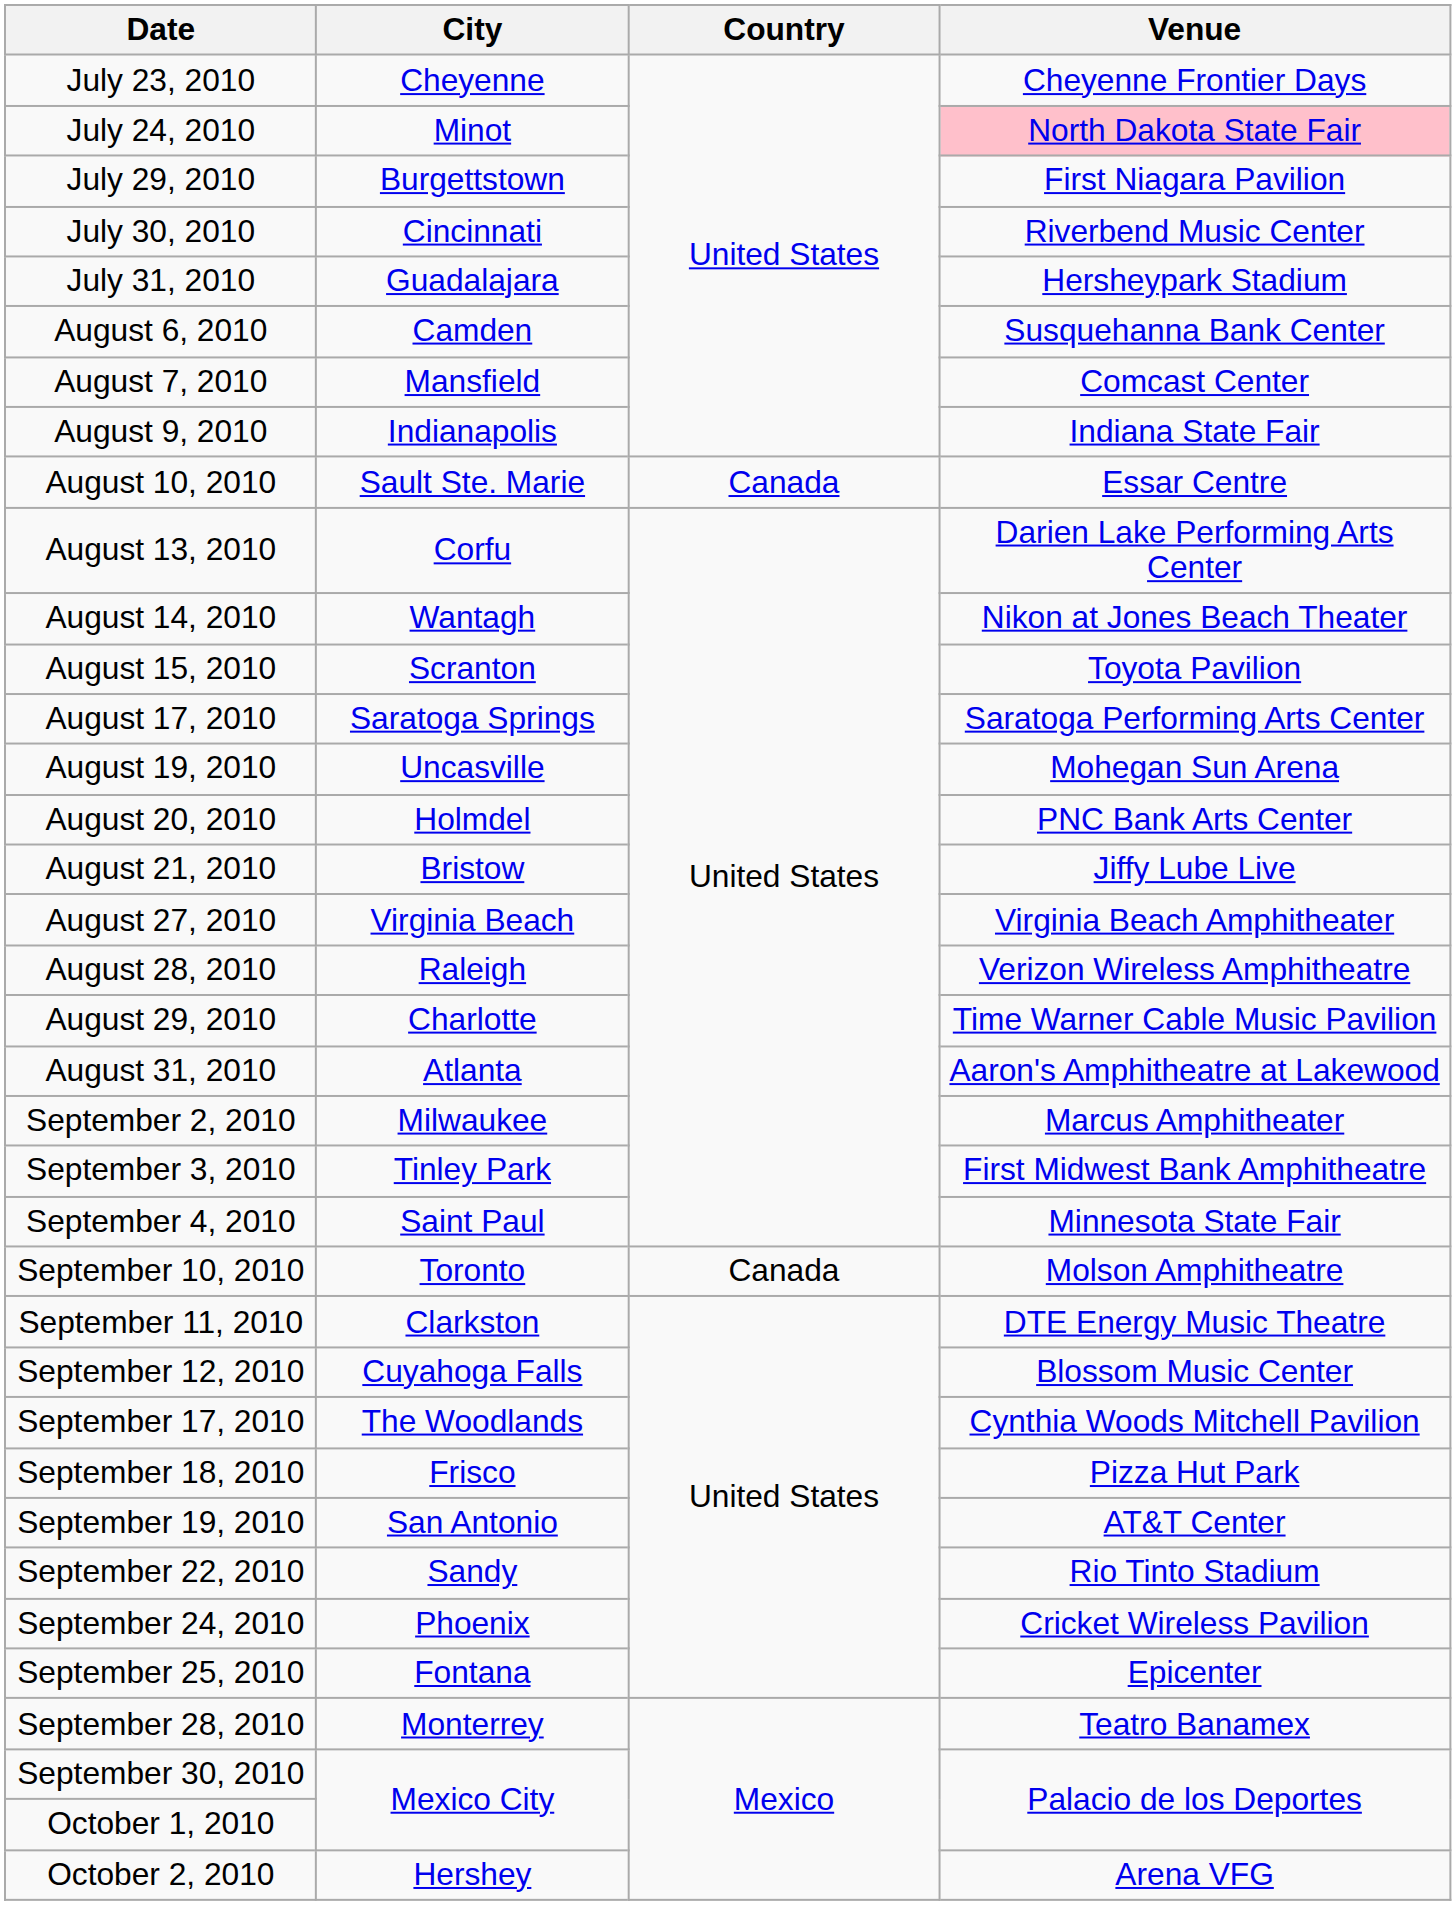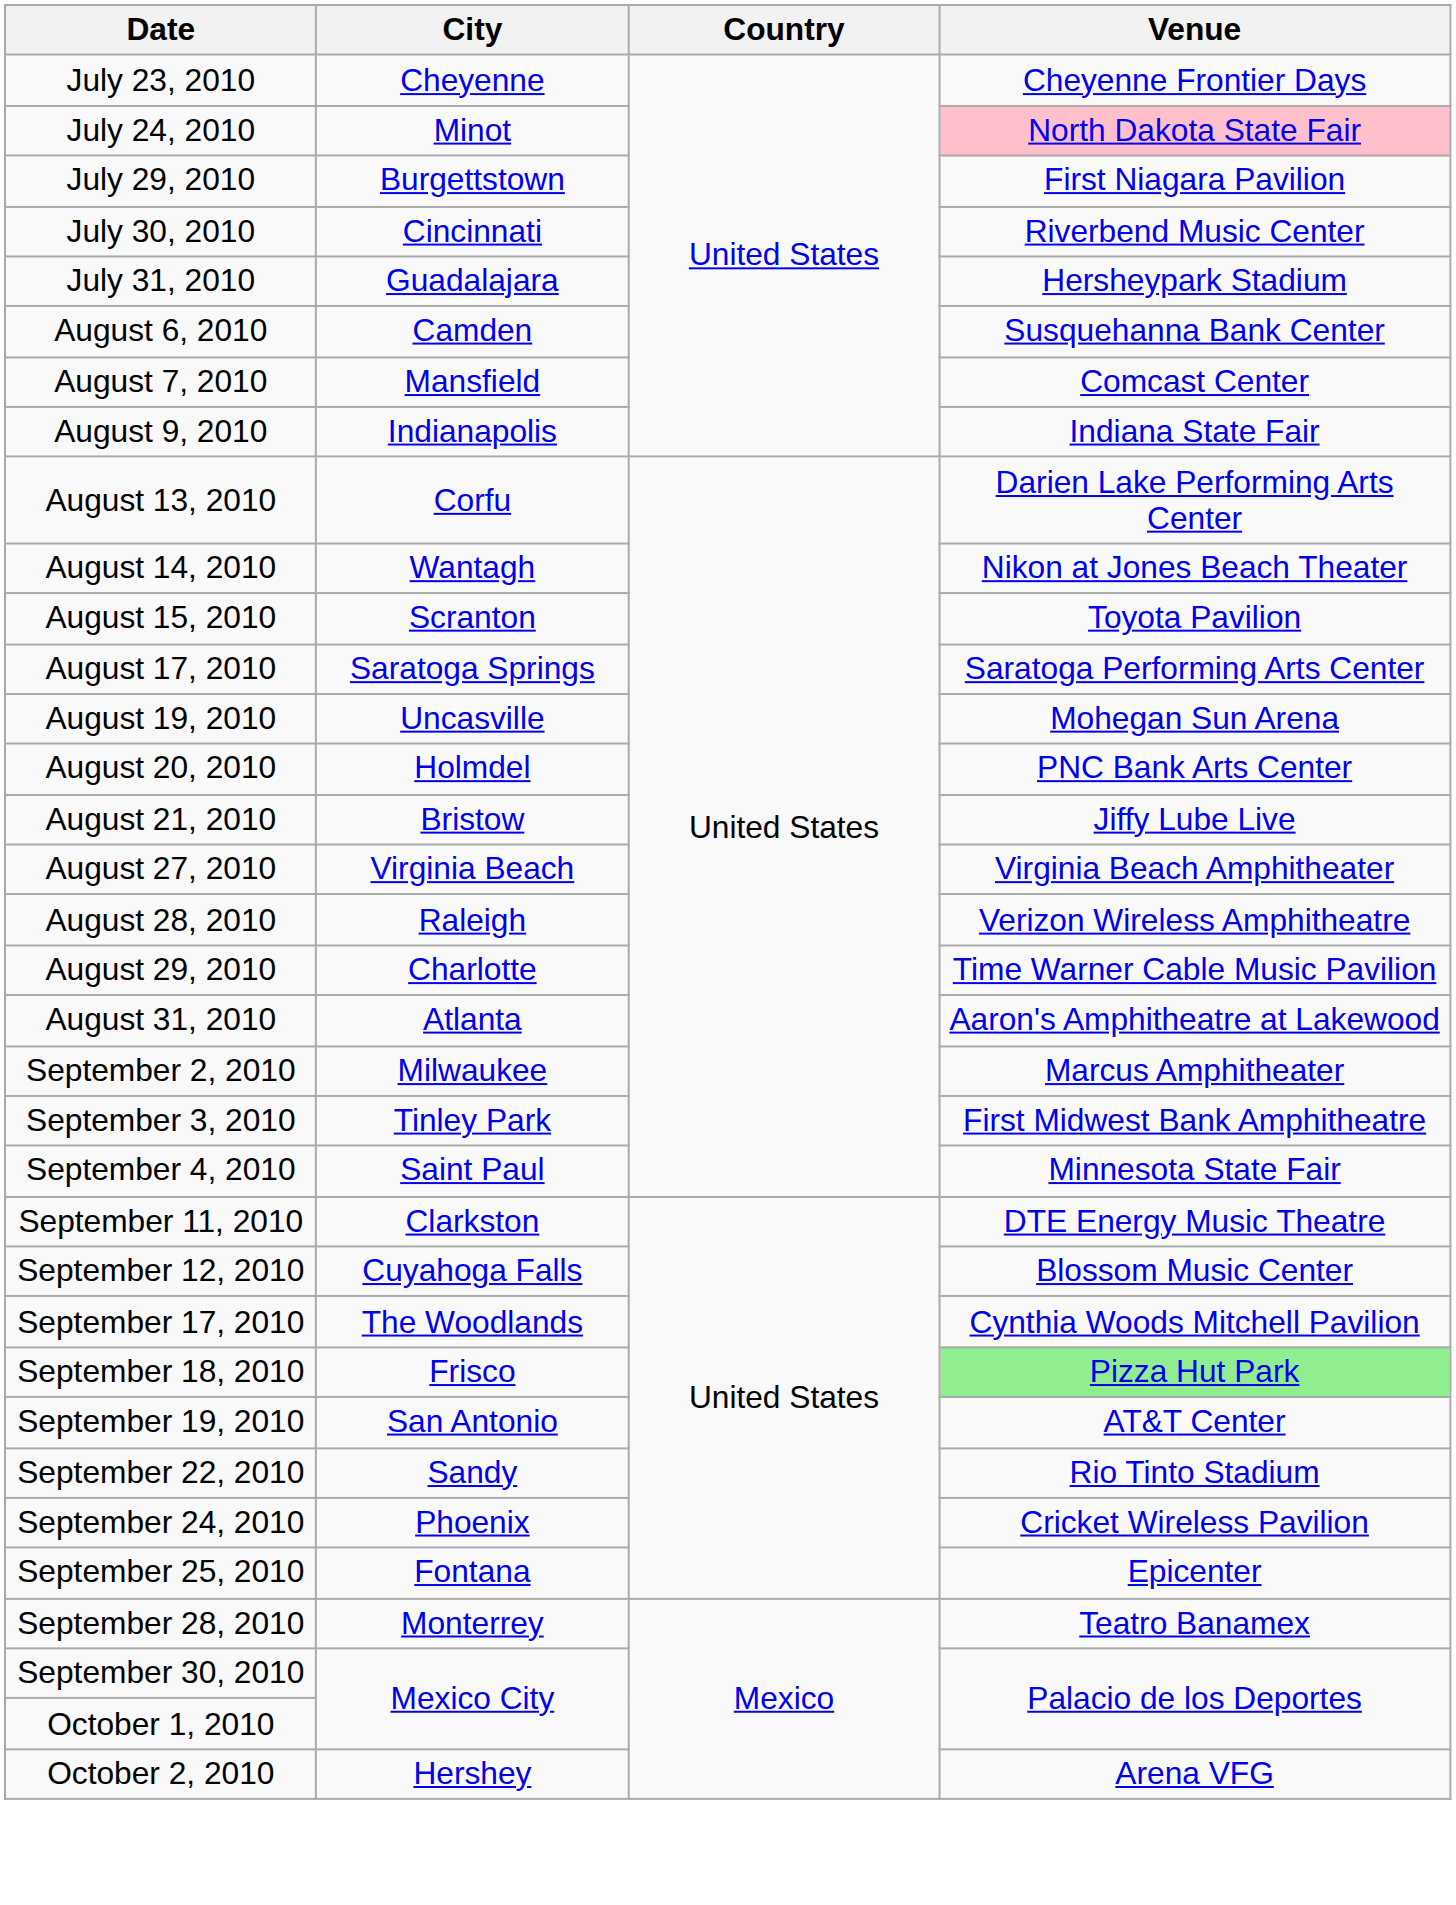- row: (161, 481)
- row: (161, 1271)
(1195, 1472) no background -> (1195, 1371) lightgreen background
